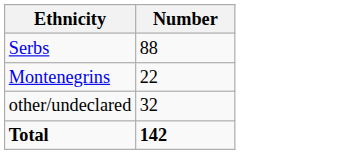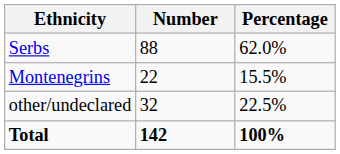+ column: (285, 18)
